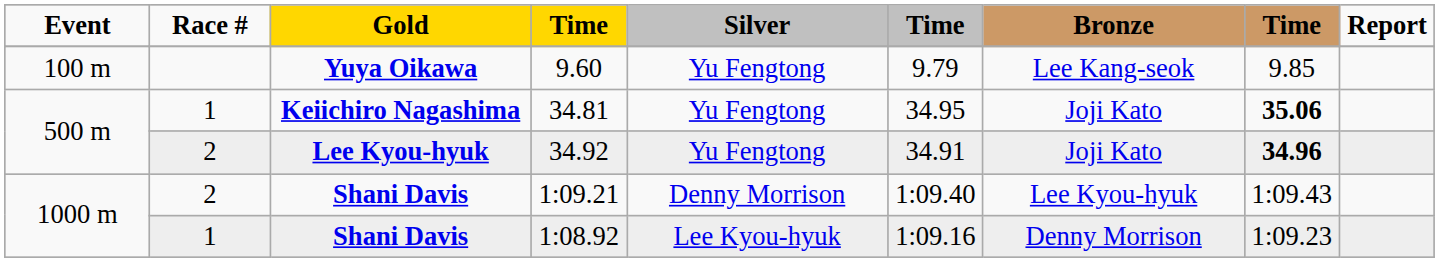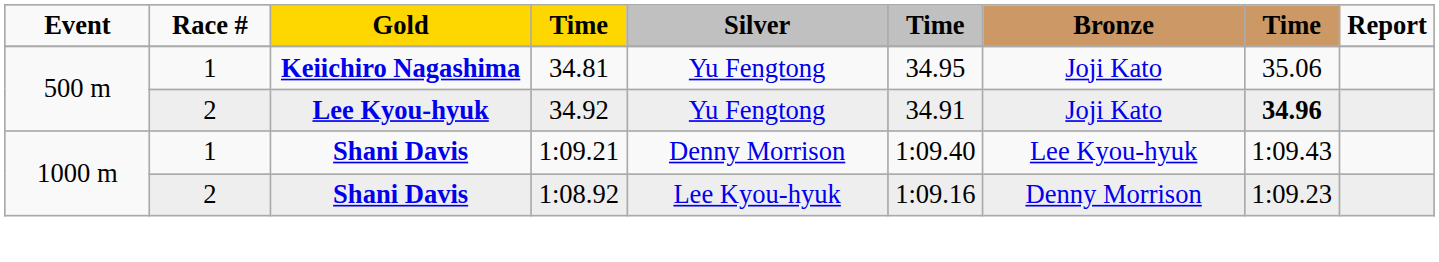- row: (579, 67)
(1292, 109) bold -> (1292, 67) normal
(210, 194) 2 -> (210, 151) 1
(210, 236) 1 -> (210, 194) 2
